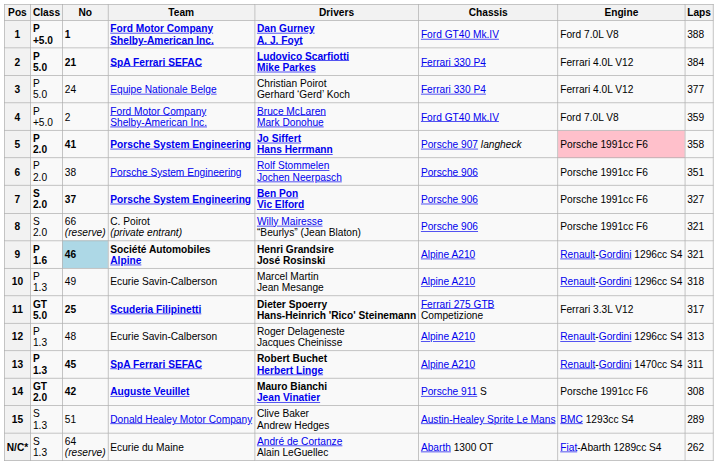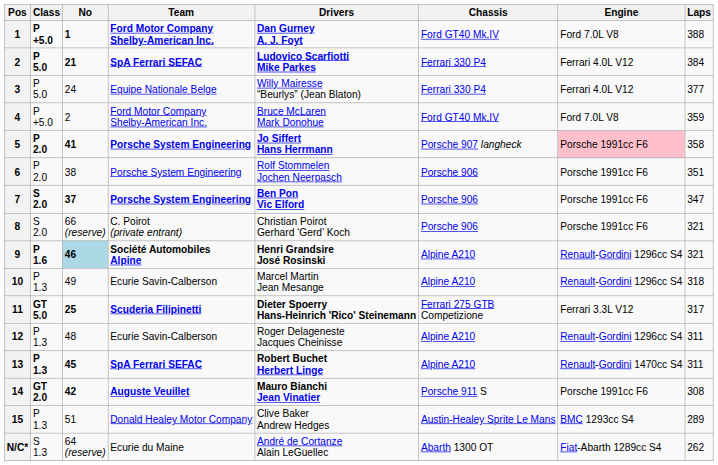(303, 89) Christian Poirot Gerhard ‘Gerd’ Koch -> (309, 89) Willy Mairesse “Beurlys” (Jean Blaton)
(696, 199) 327 -> (696, 199) 347
(309, 227) Willy Mairesse “Beurlys” (Jean Blaton) -> (303, 227) Christian Poirot Gerhard ‘Gerd’ Koch
(696, 337) 313 -> (695, 337) 311
(40, 420) S 1.3 -> (40, 420) P 1.3
